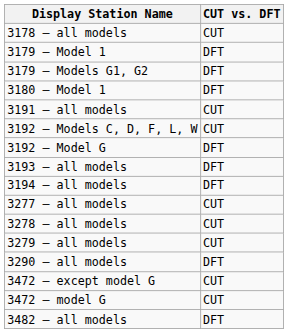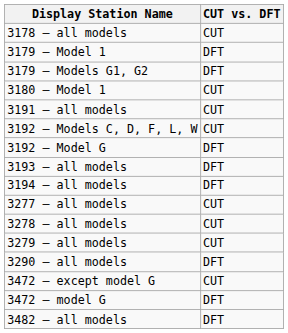(214, 90) DFT -> (214, 90) CUT
(214, 300) CUT -> (214, 300) DFT
